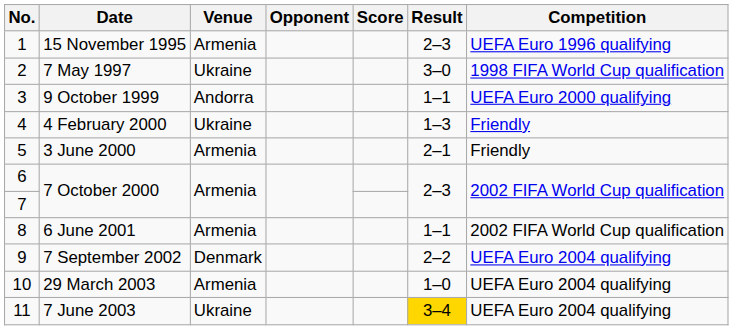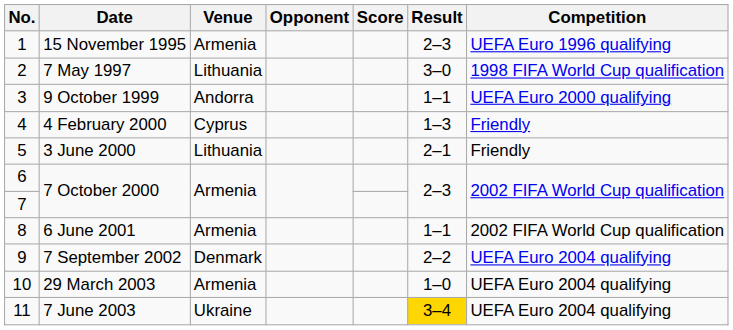(223, 71) Ukraine -> (228, 71) Lithuania
(223, 124) Ukraine -> (220, 124) Cyprus
(225, 151) Armenia -> (228, 151) Lithuania
